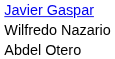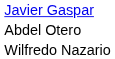rows swapped: (43, 50) <-> (58, 30)
